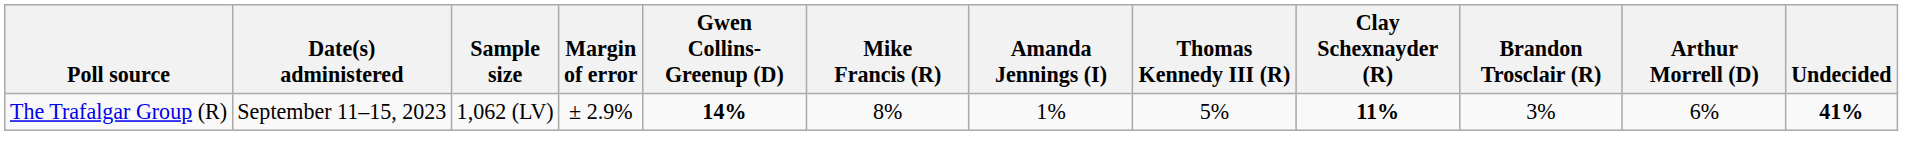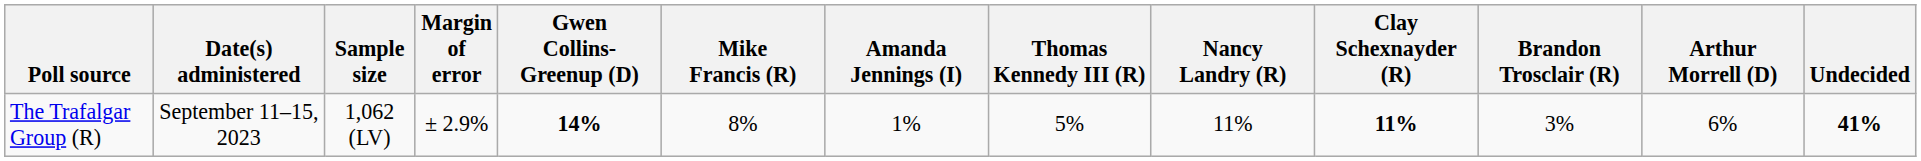+ column: (1233, 62)
